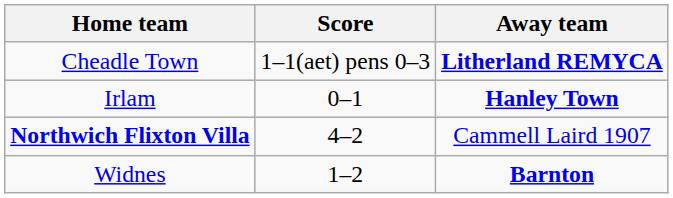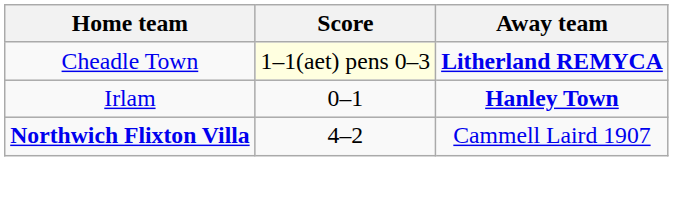(345, 60) no background -> (345, 60) lightyellow background
- row: (130, 173)
